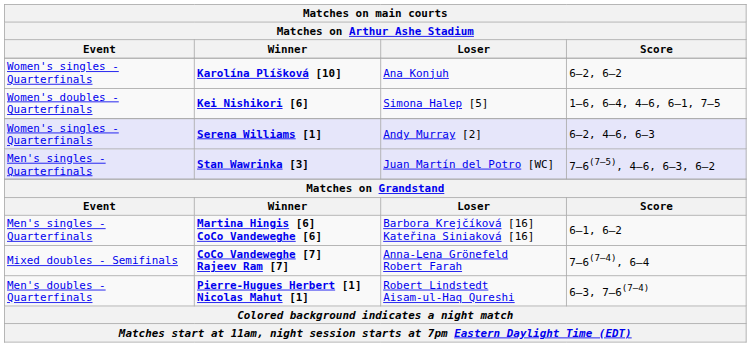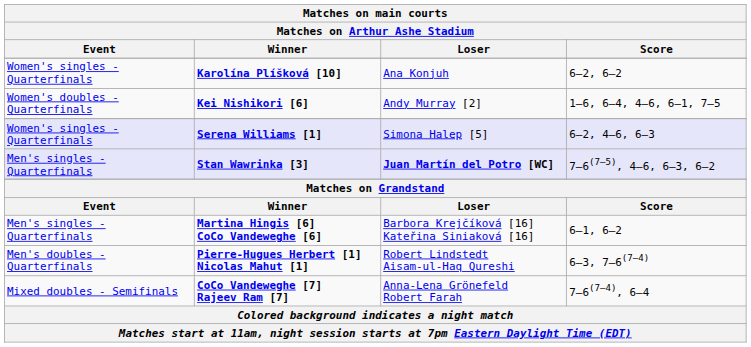(436, 103) Simona Halep [5] -> (432, 103) Andy Murray [2]
(432, 134) Andy Murray [2] -> (436, 134) Simona Halep [5]
(469, 164) normal -> (469, 164) bold
rows swapped: (279, 291) <-> (260, 261)
